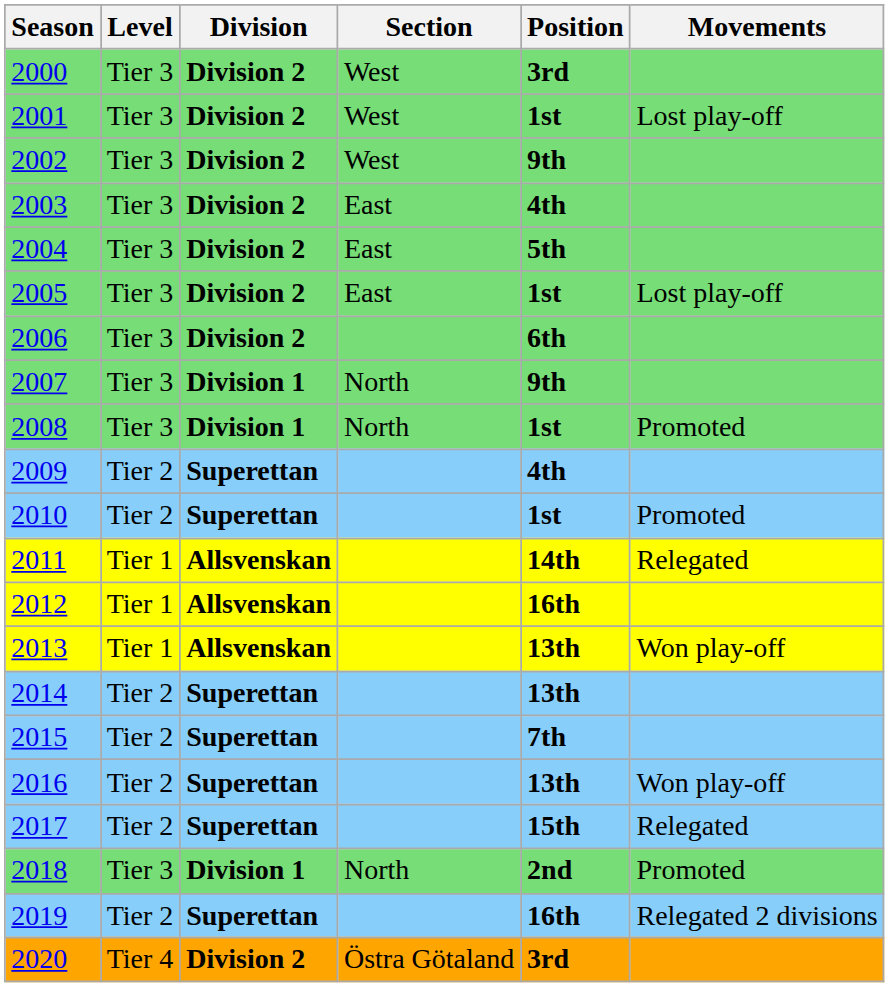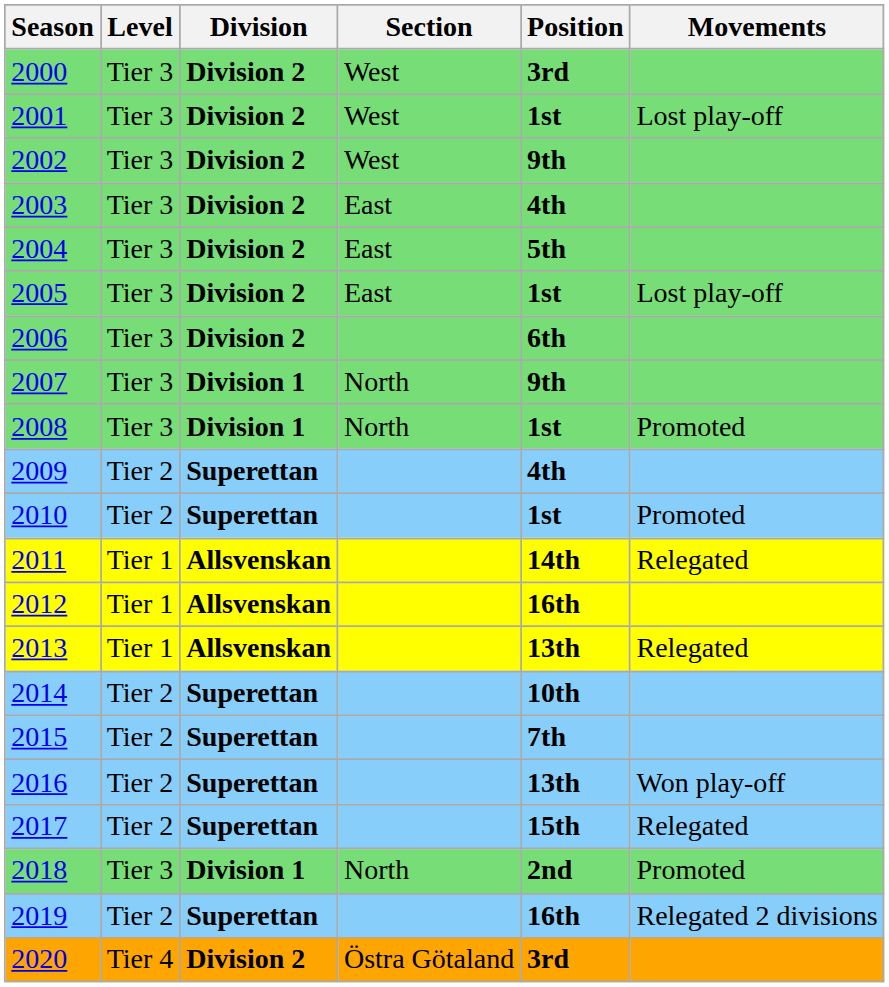(711, 648) Won play-off -> (692, 648) Relegated
(554, 692) 13th -> (554, 692) 10th
